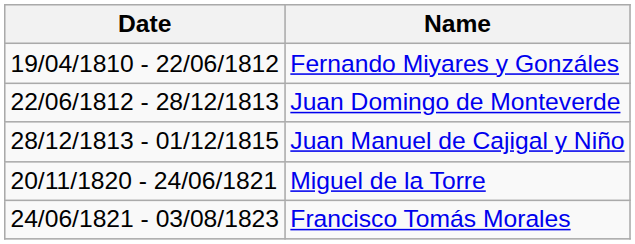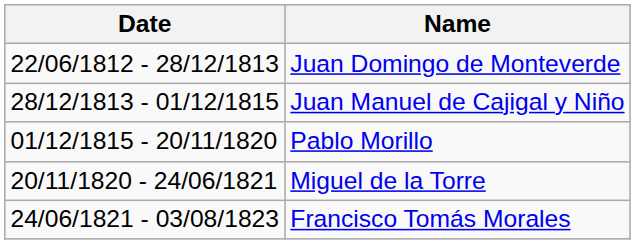- row: (455, 63)
+ row: (362, 141)
